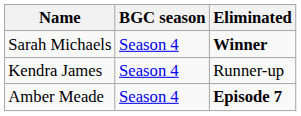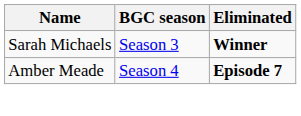(149, 44) Season 4 -> (149, 44) Season 3
- row: (55, 70)
